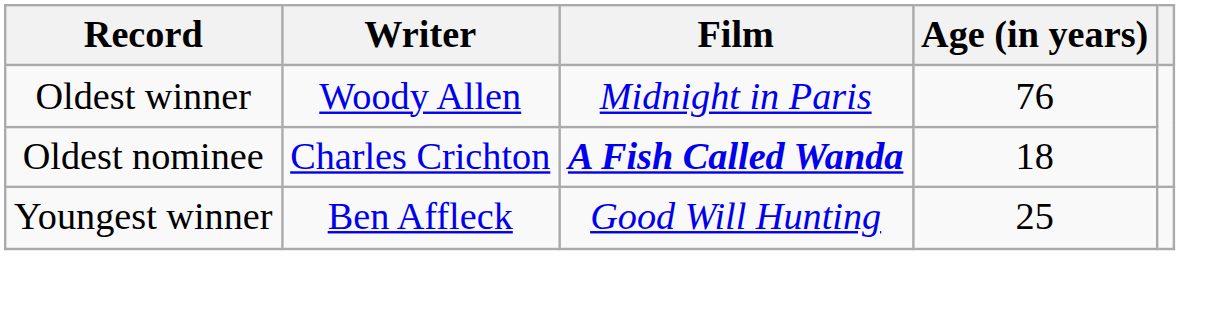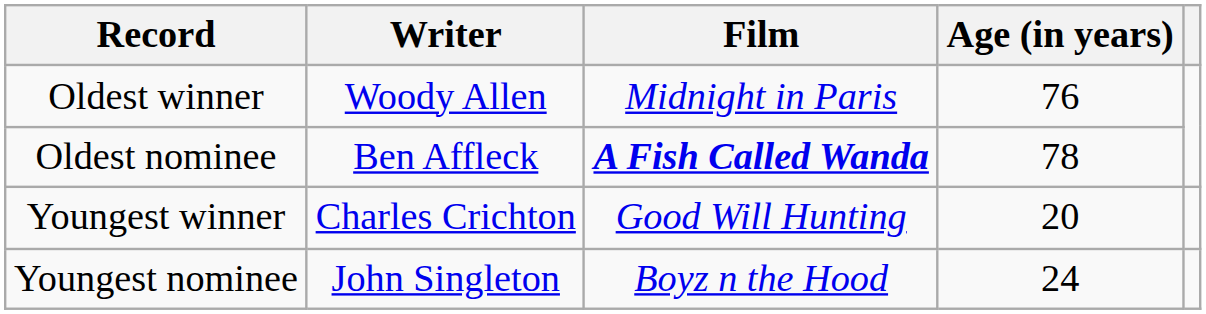(420, 156) Charles Crichton -> (446, 156) Ben Affleck
(1035, 156) 18 -> (1060, 156) 78
(420, 216) Ben Affleck -> (446, 216) Charles Crichton
(1035, 216) 25 -> (1060, 216) 20
+ row: (156, 277)
